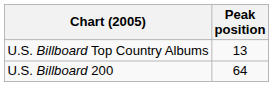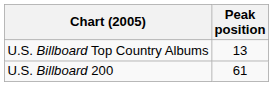(240, 71) 64 -> (240, 71) 61
